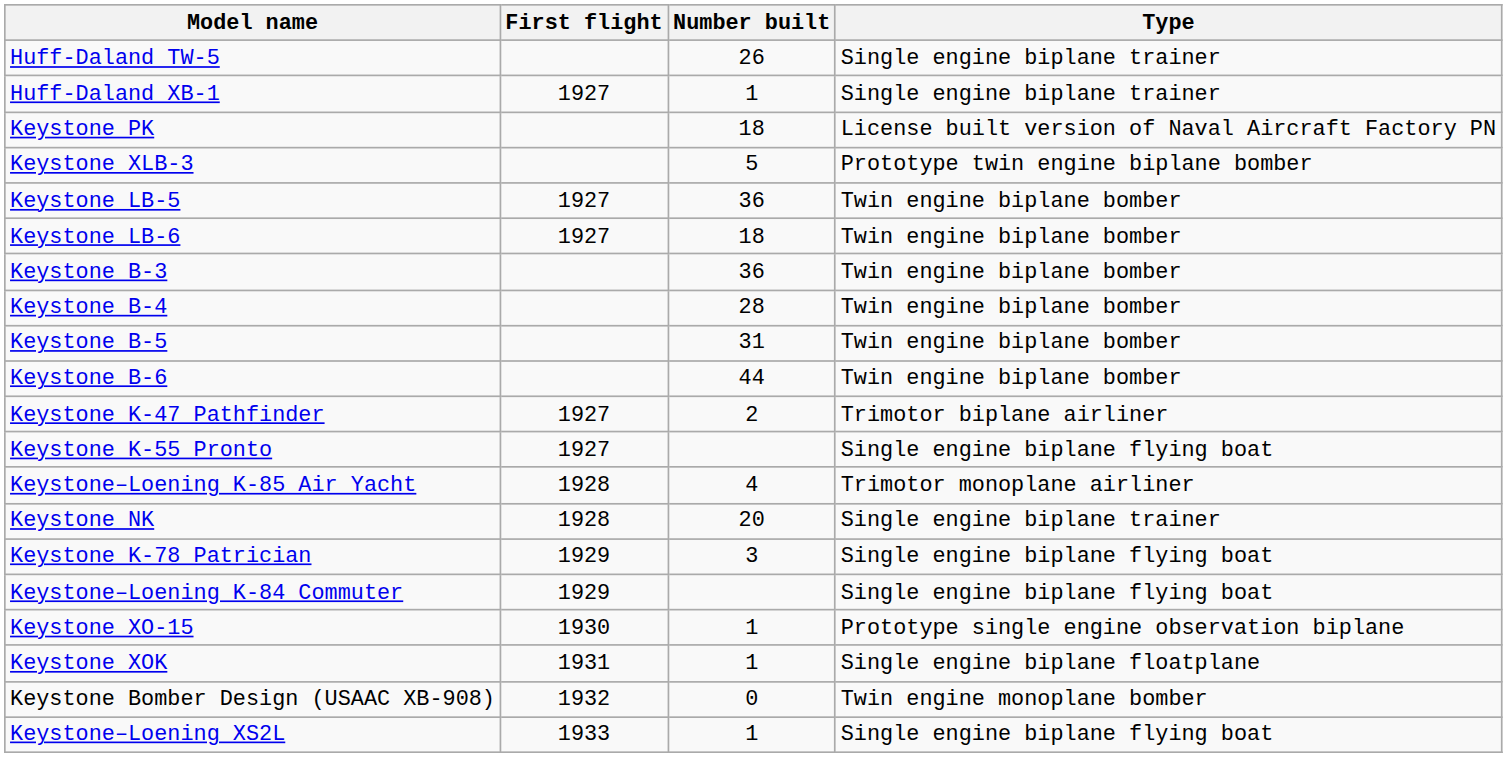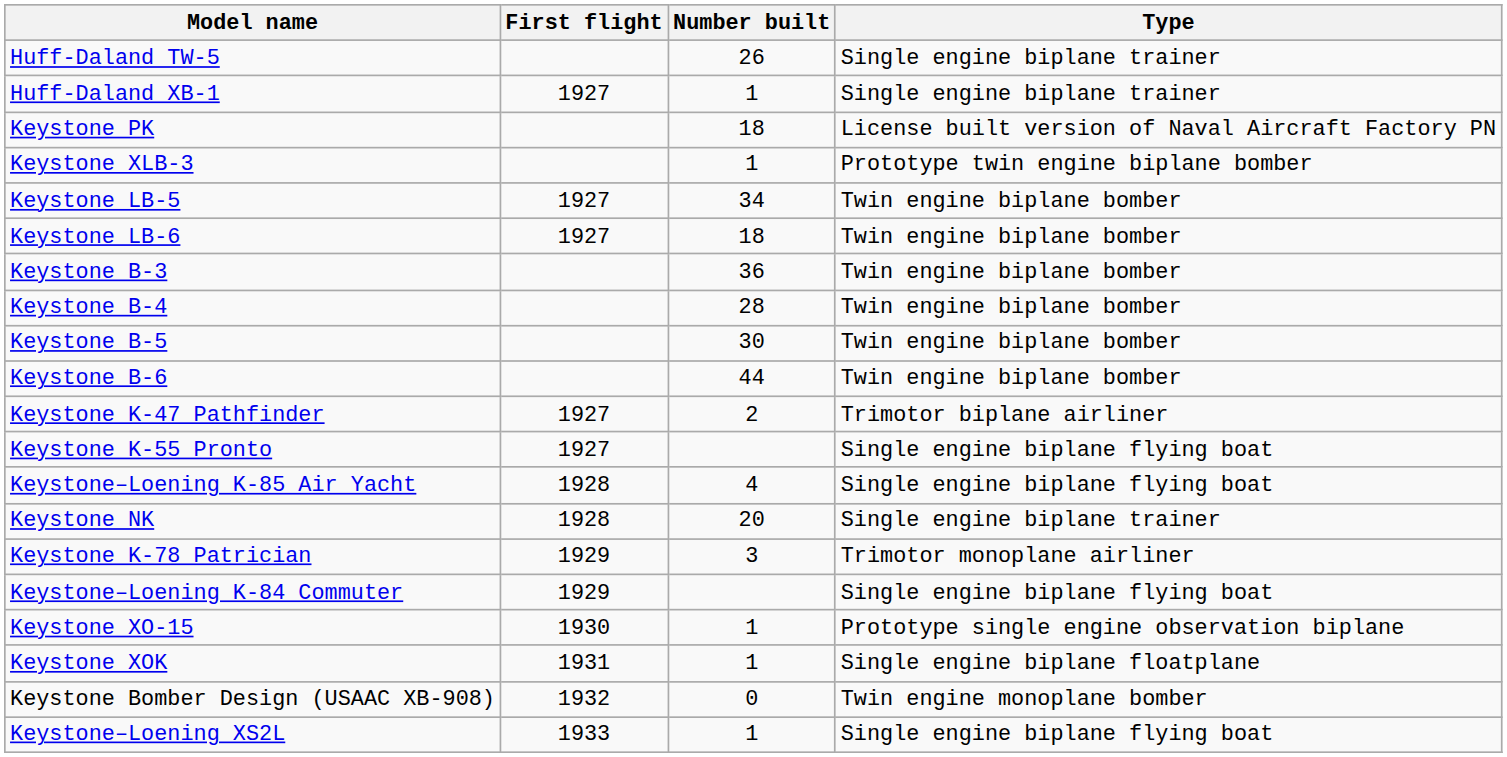(752, 165) 5 -> (752, 165) 1
(752, 201) 36 -> (752, 201) 34
(752, 343) 31 -> (752, 343) 30
(1018, 485) Trimotor monoplane airliner -> (1057, 485) Single engine biplane flying boat
(1057, 557) Single engine biplane flying boat -> (1018, 557) Trimotor monoplane airliner
